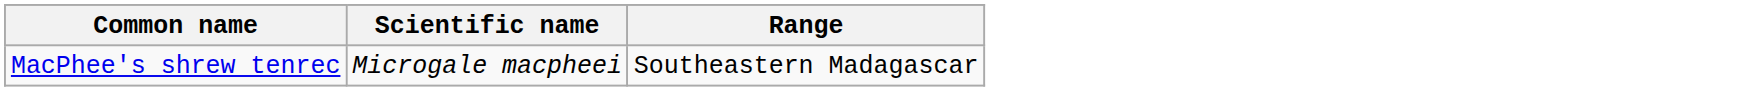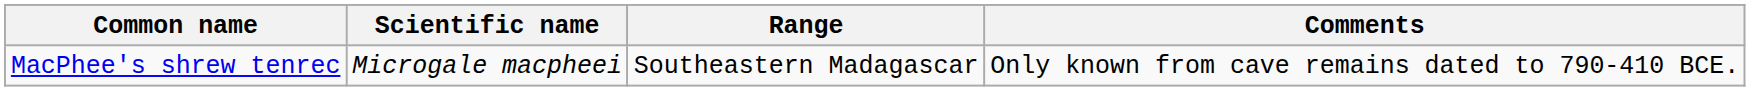+ column: (1365, 25)
